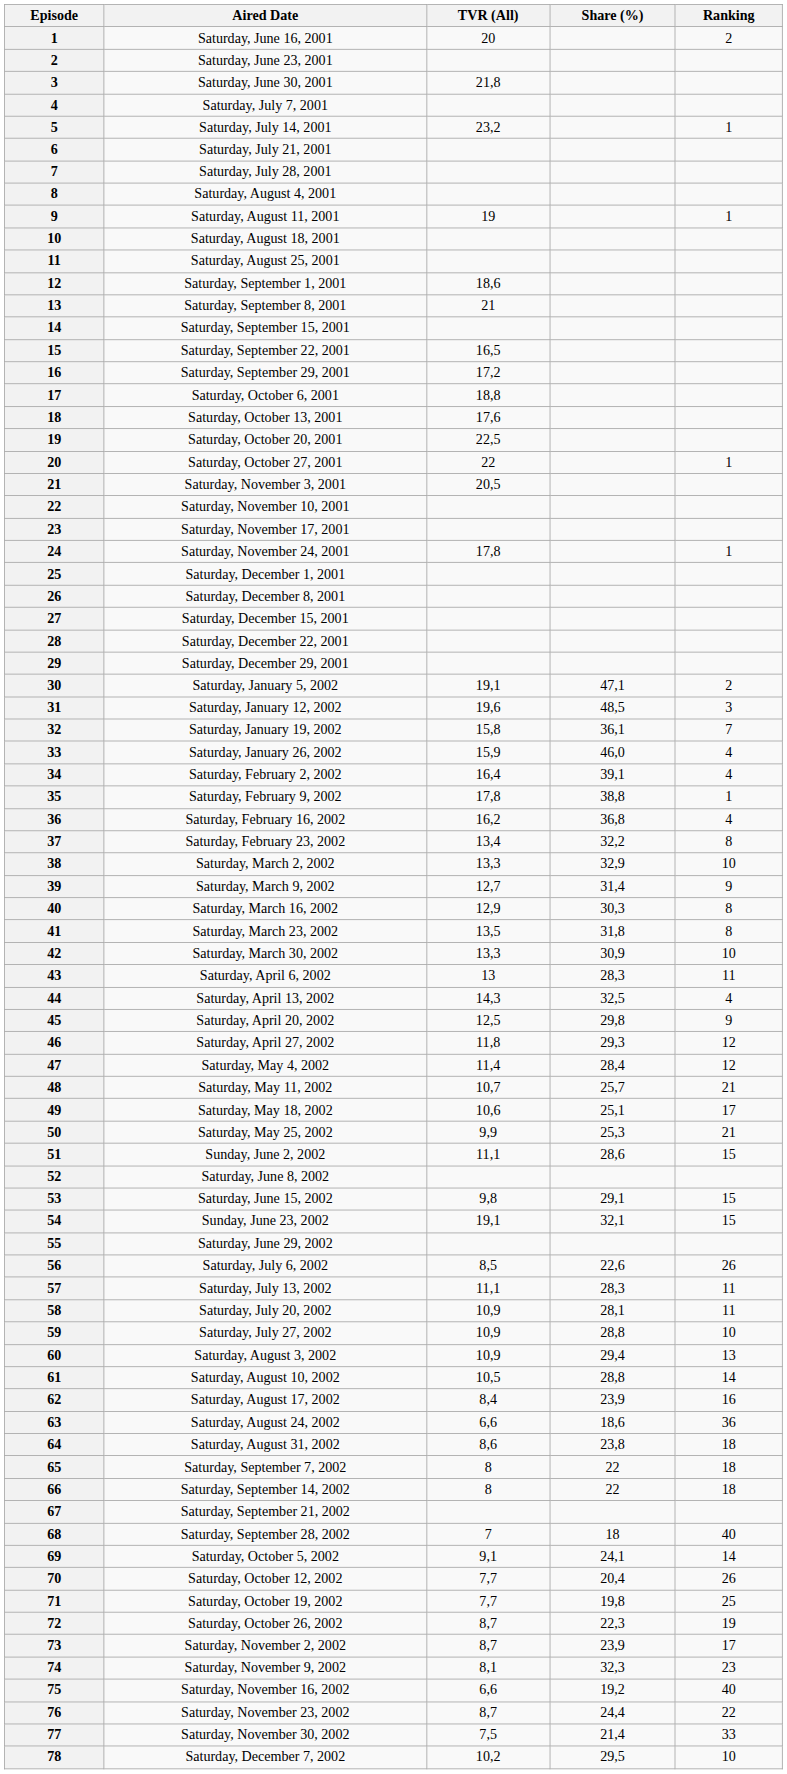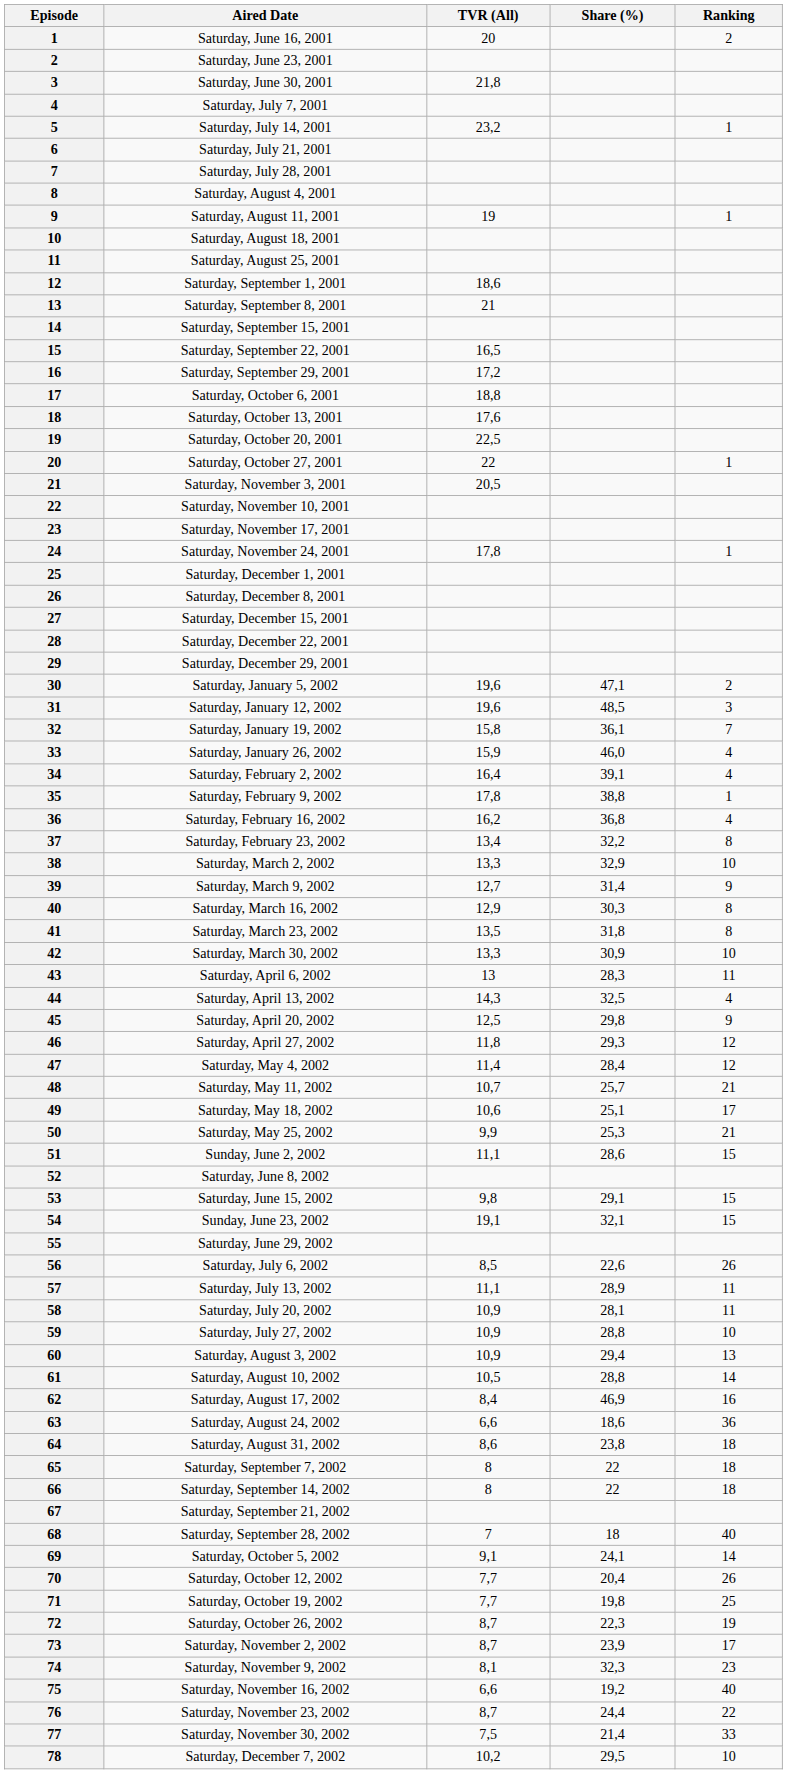(488, 685) 19,1 -> (488, 685) 19,6
(613, 1288) 28,3 -> (613, 1288) 28,9
(613, 1400) 23,9 -> (613, 1400) 46,9
